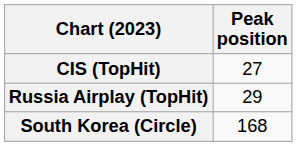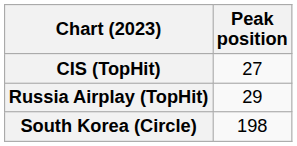(252, 126) 168 -> (252, 126) 198
